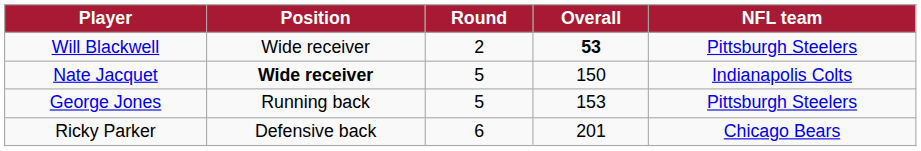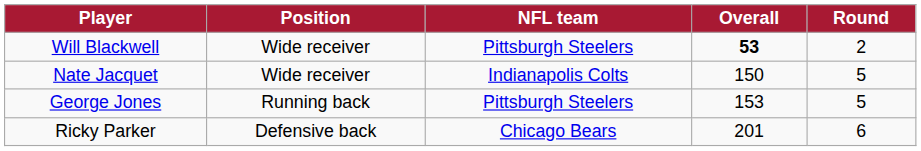columns swapped: (479, 18) <-> (782, 18)
(316, 74) bold -> (316, 74) normal
